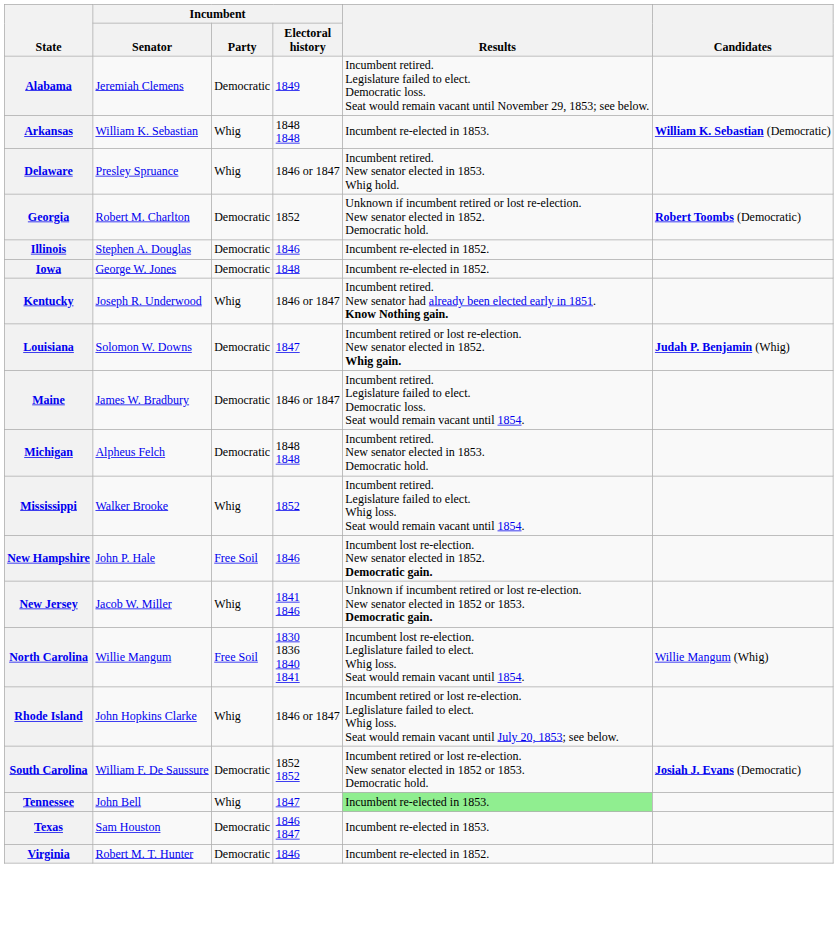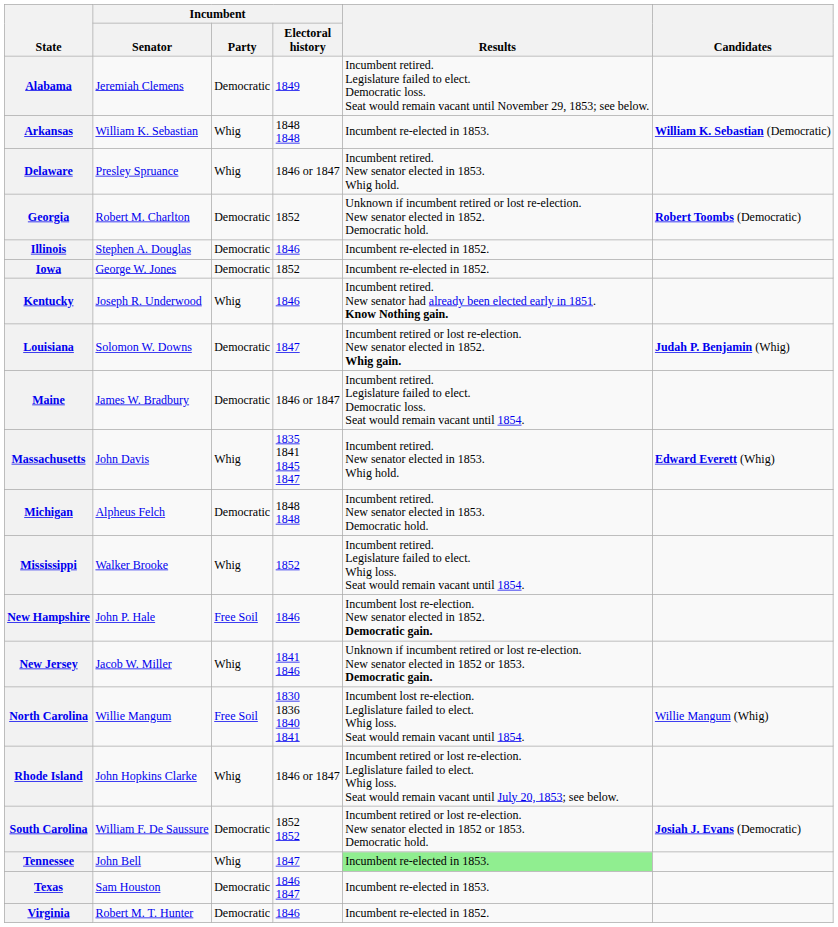(288, 268) 1848 -> (288, 268) 1852
(308, 301) 1846 or 1847 -> (288, 301) 1846
+ row: (49, 459)
